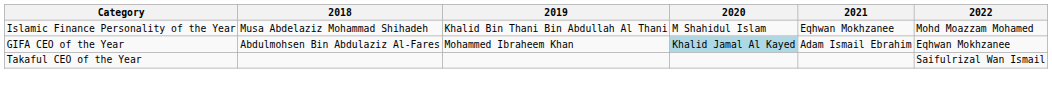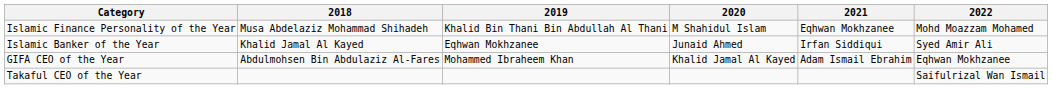+ row: (83, 44)
(734, 44) lightblue background -> (734, 60) no background
